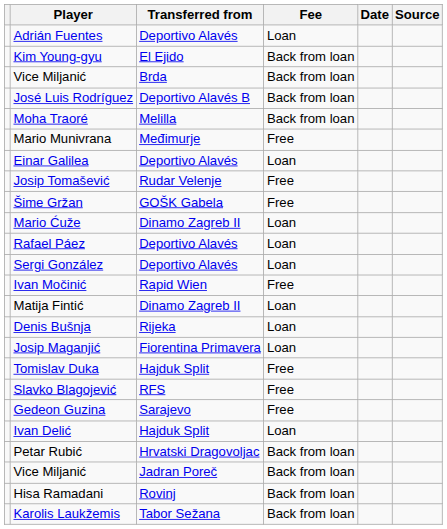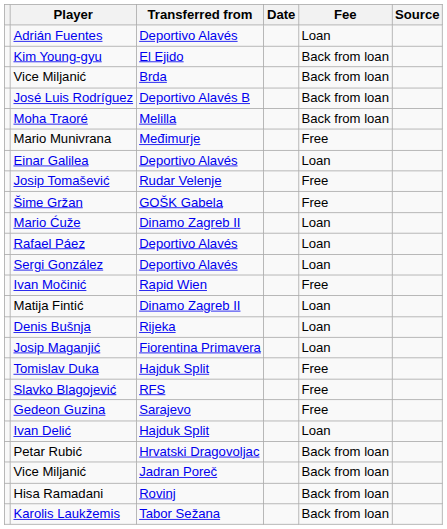columns swapped: (311, 14) <-> (375, 14)
